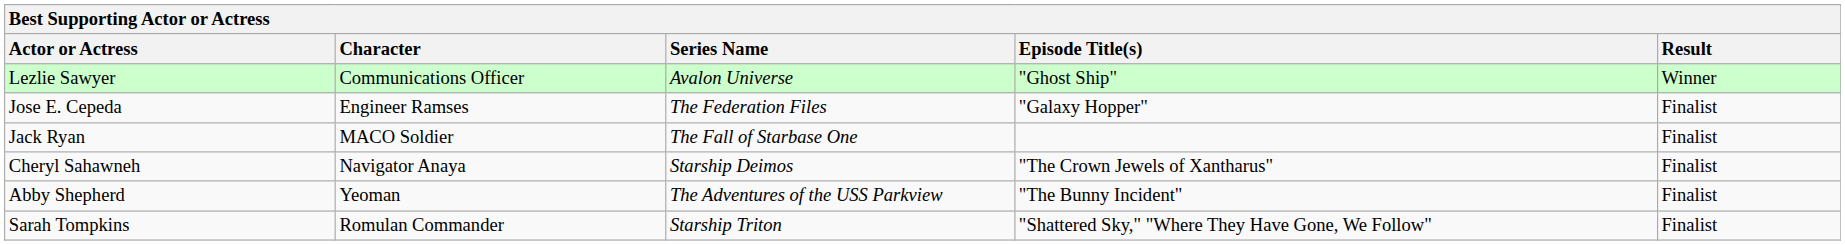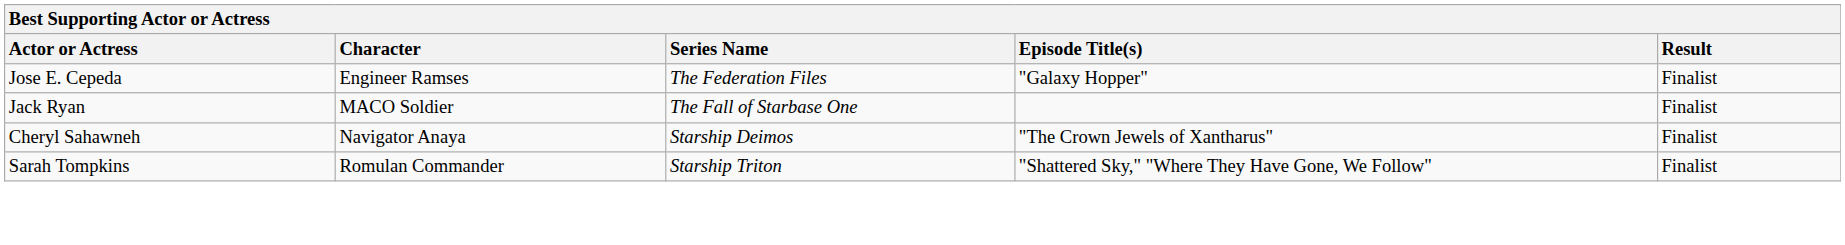- row: (62, 78)
- row: (67, 195)
